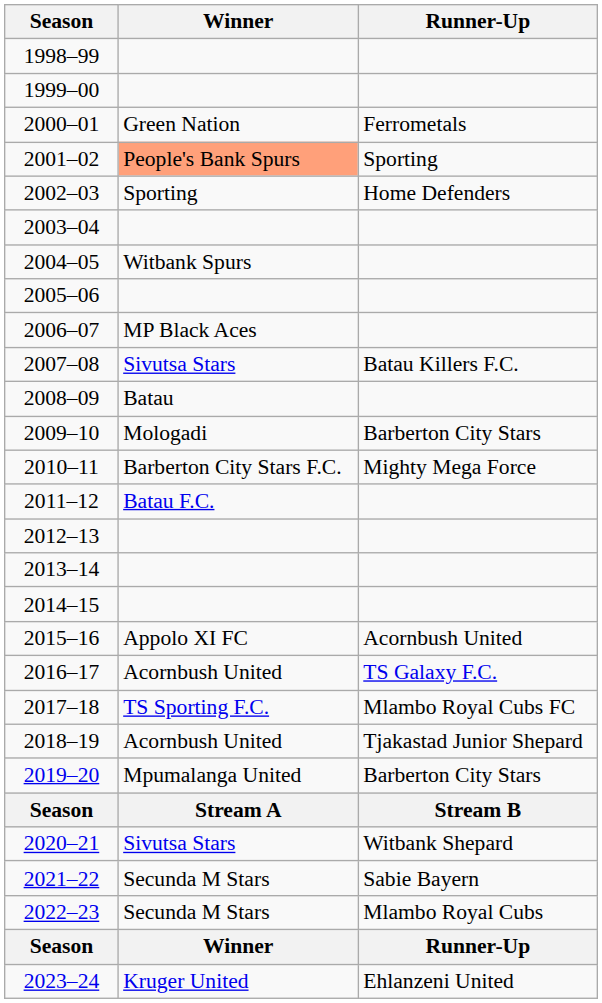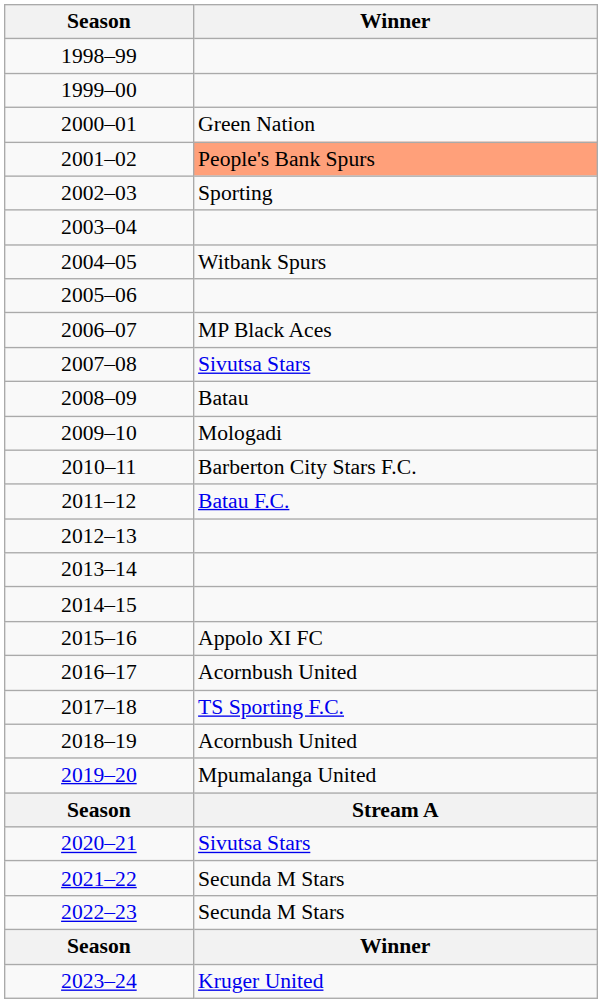- column: (478, 21)
